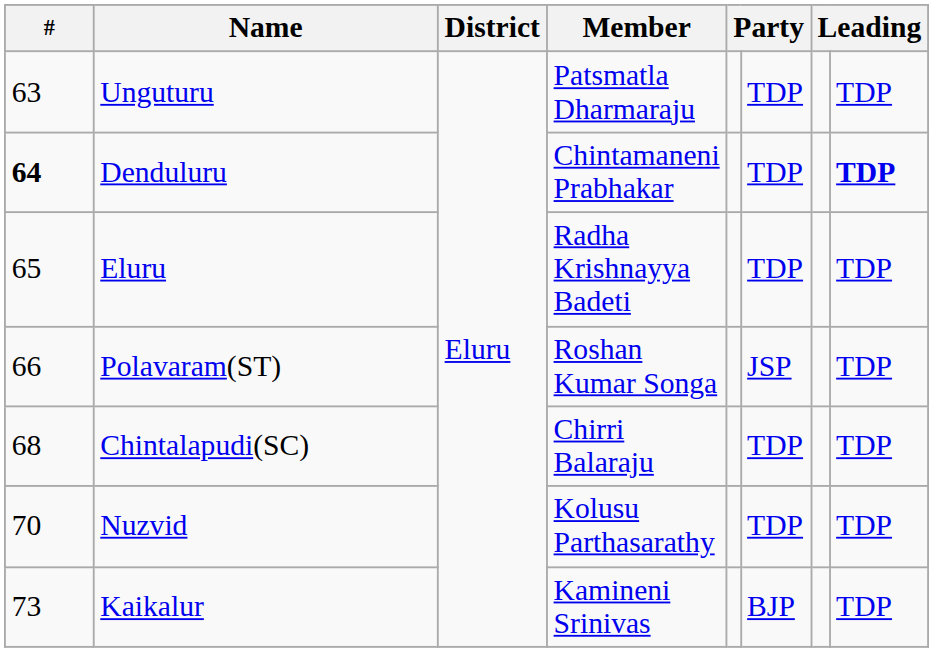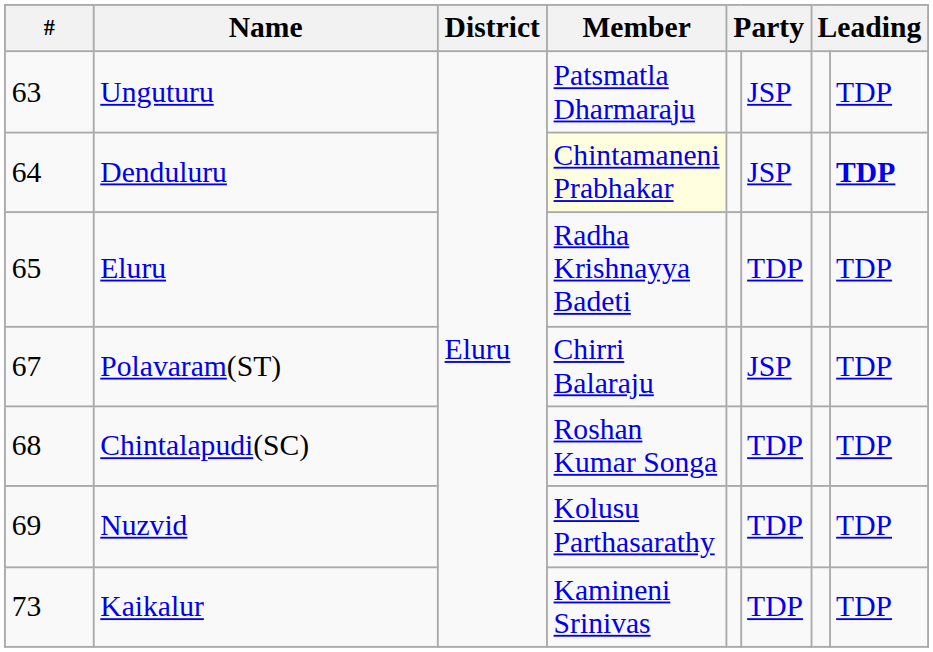(775, 91) TDP -> (769, 91) JSP
(27, 171) bold -> (27, 171) normal
(637, 171) no background -> (637, 171) lightyellow background
(775, 171) TDP -> (769, 171) JSP
(27, 365) 66 -> (27, 365) 67
(635, 365) Roshan Kumar Songa -> (604, 365) Chirri Balaraju
(604, 445) Chirri Balaraju -> (635, 445) Roshan Kumar Songa
(27, 526) 70 -> (27, 526) 69
(771, 606) BJP -> (775, 606) TDP
